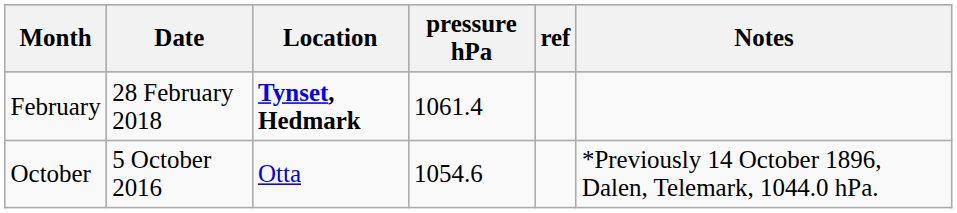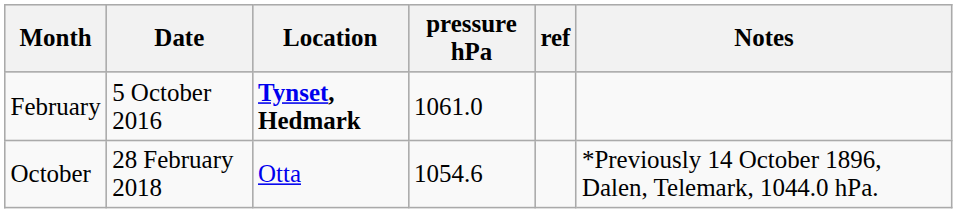(173, 105) 28 February 2018 -> (162, 105) 5 October 2016
(448, 105) 1061.4 -> (448, 105) 1061.0
(162, 173) 5 October 2016 -> (173, 173) 28 February 2018
